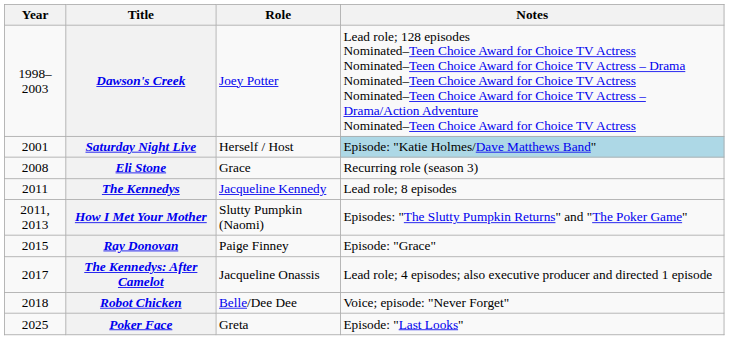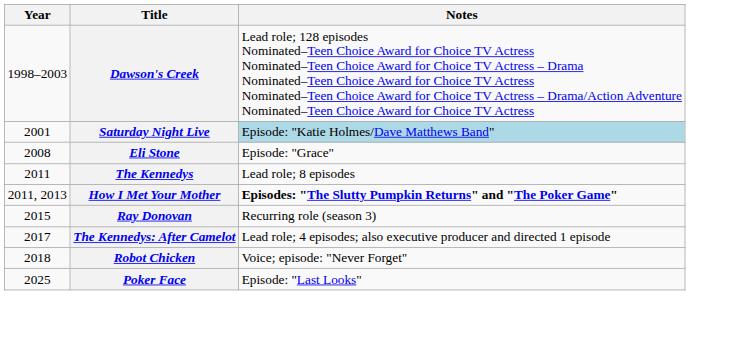- column: (278, 15)
(411, 167) Recurring role (season 3) -> (288, 152) Episode: "Grace"
(516, 217) normal -> (430, 195) bold
(390, 245) Episode: "Grace" -> (309, 216) Recurring role (season 3)
